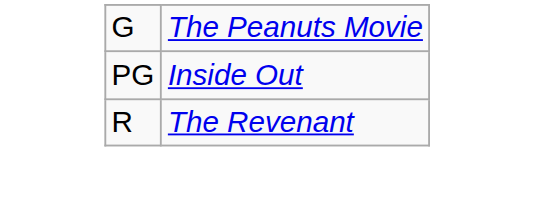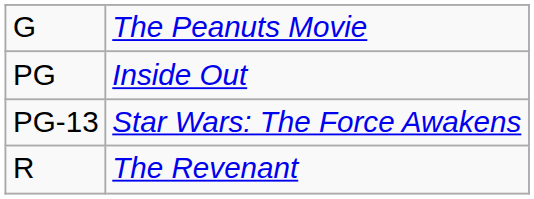+ row: (56, 121)
